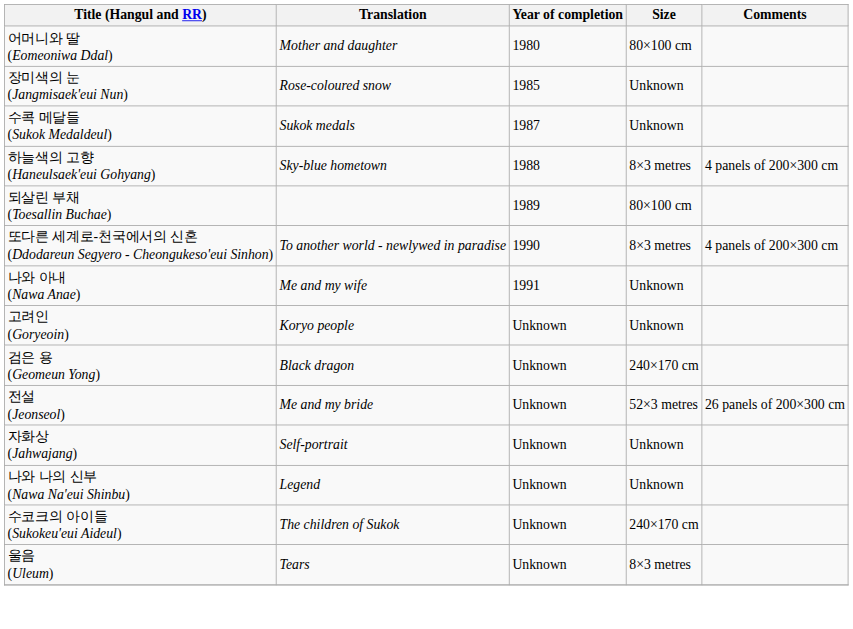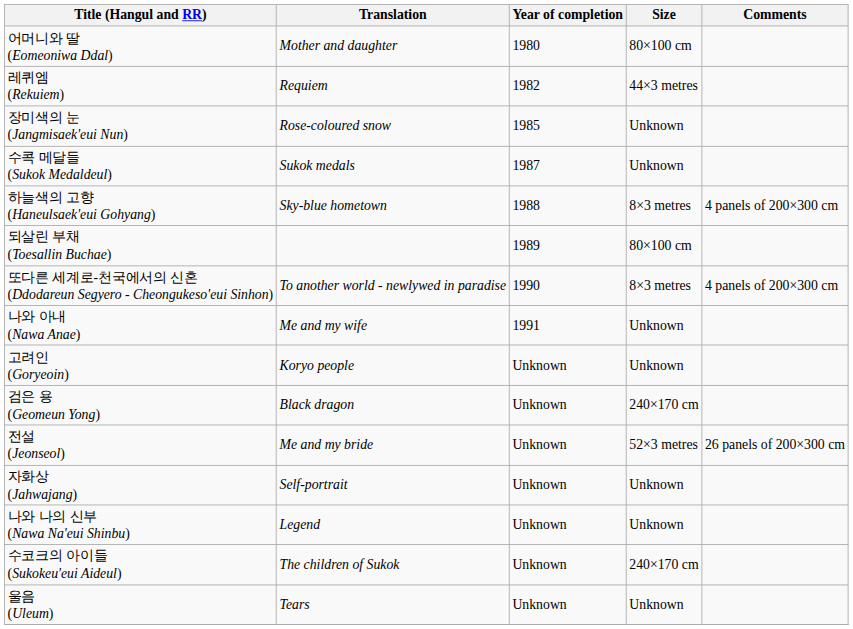+ row: (36, 86)
(660, 564) 8×3 metres -> (656, 604) Unknown
